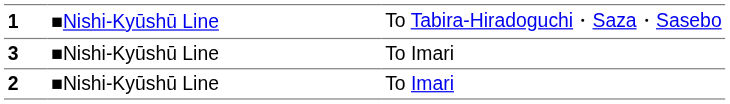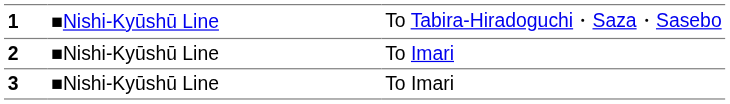rows swapped: (13, 83) <-> (13, 53)
